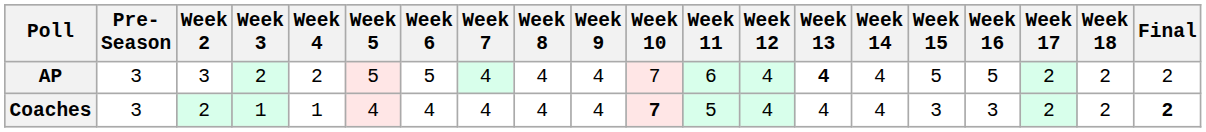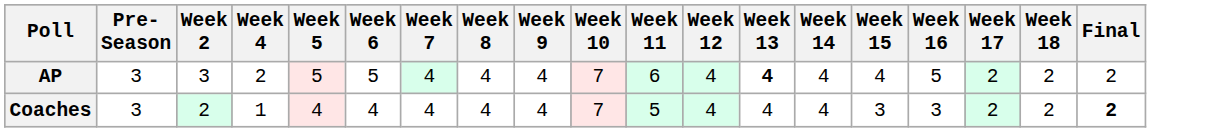- column: (261, 33)
(936, 77) 5 -> (880, 77) 4
(655, 110) bold -> (598, 110) normal
